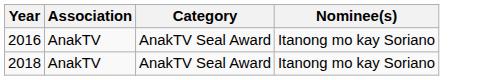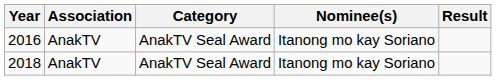+ column: (465, 16)
